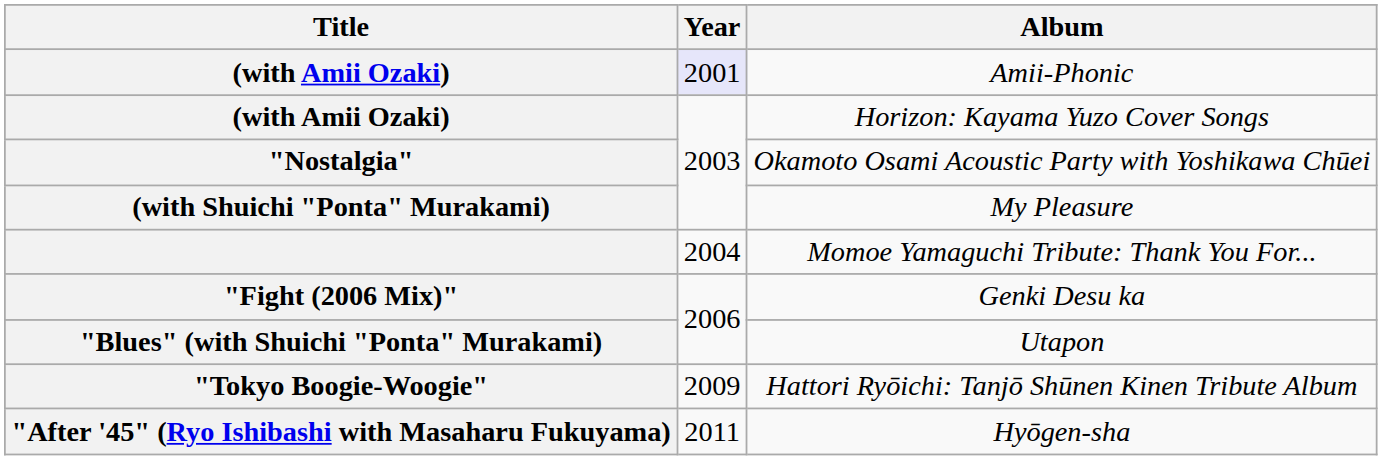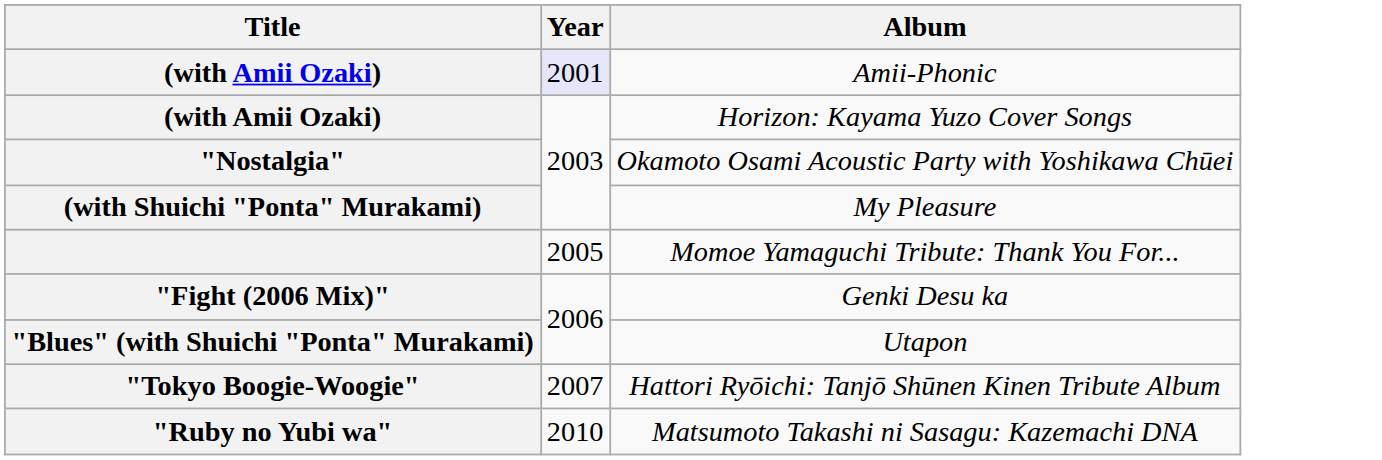(712, 251) 2004 -> (575, 251) 2005
(712, 386) 2009 -> (575, 386) 2007
+ row: (925, 431)
- row: (1062, 431)
